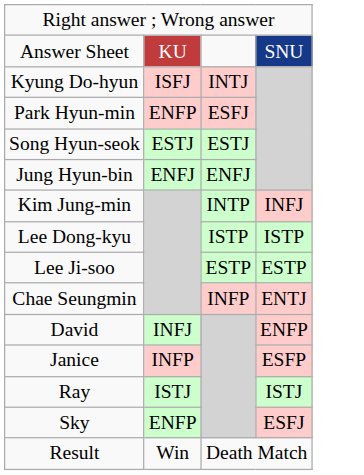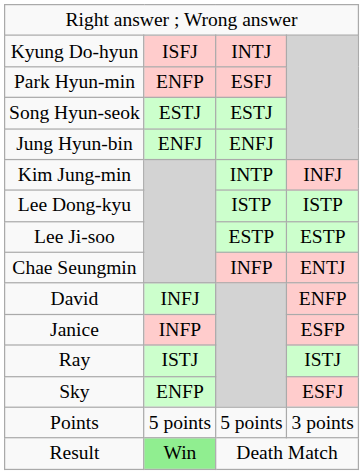- row: (74, 50)
+ row: (74, 422)
(173, 453) no background -> (180, 453) lightgreen background
